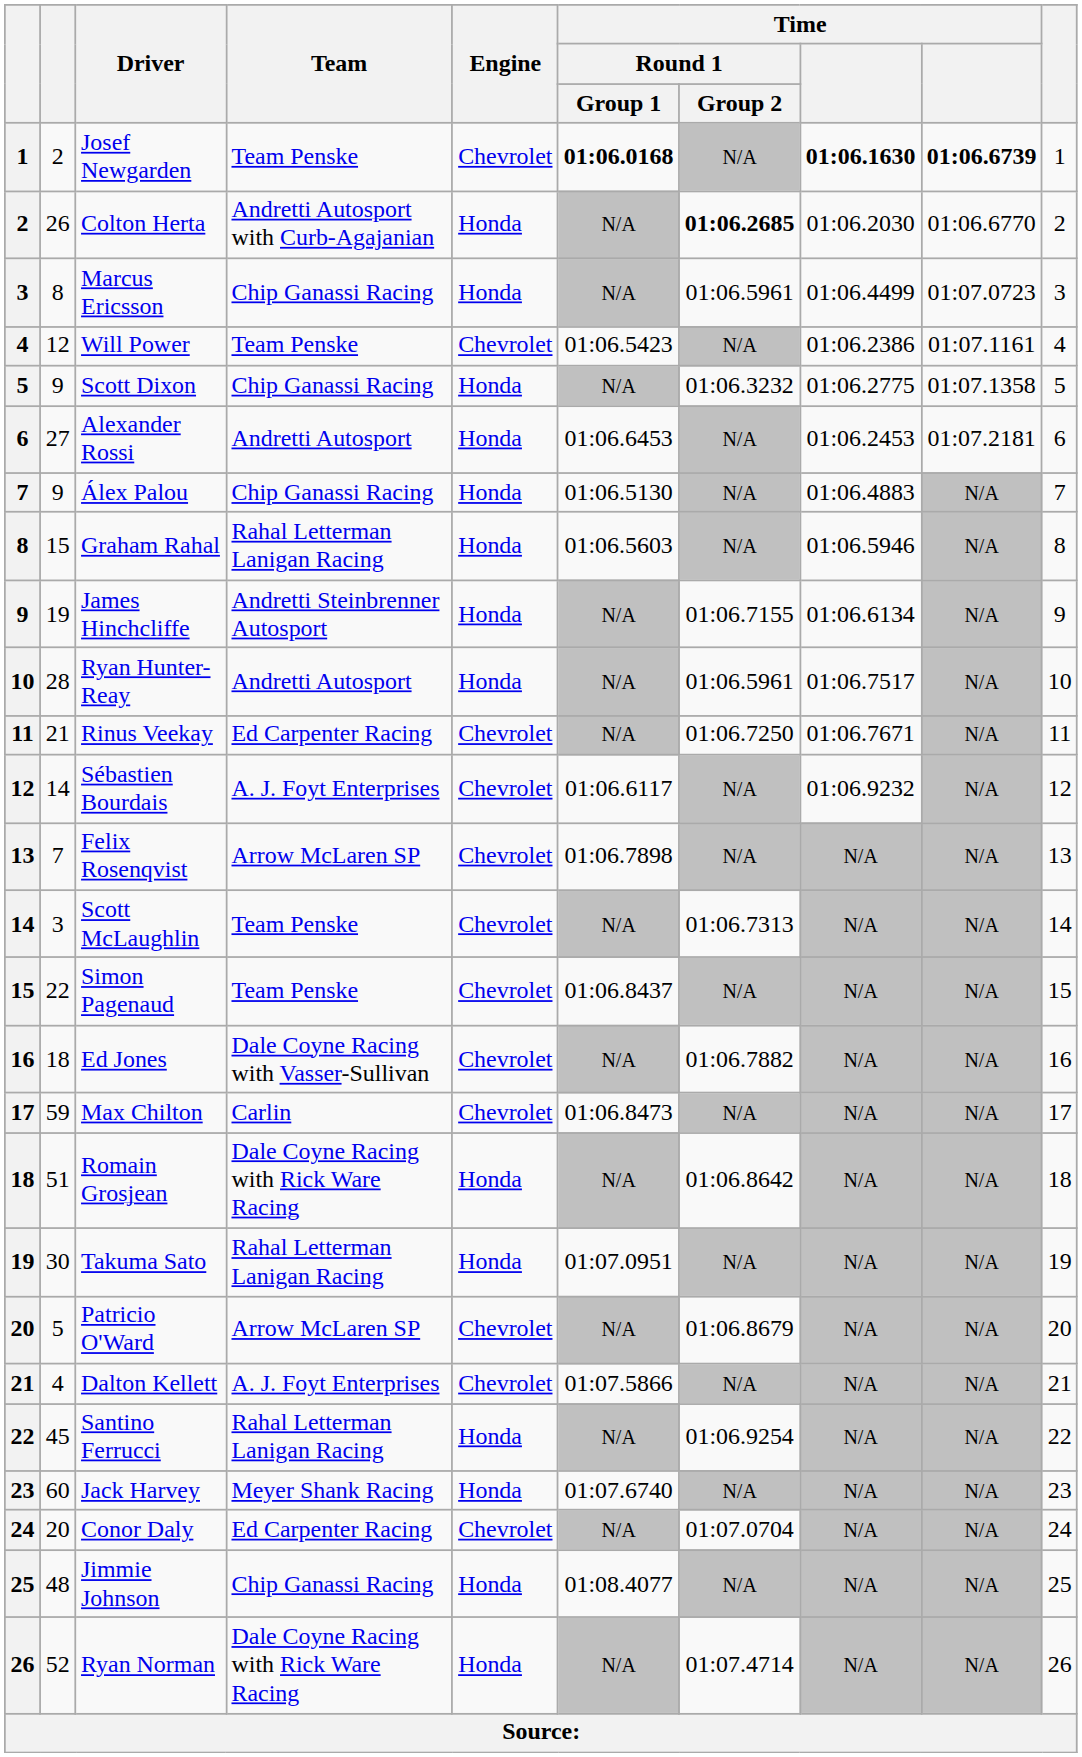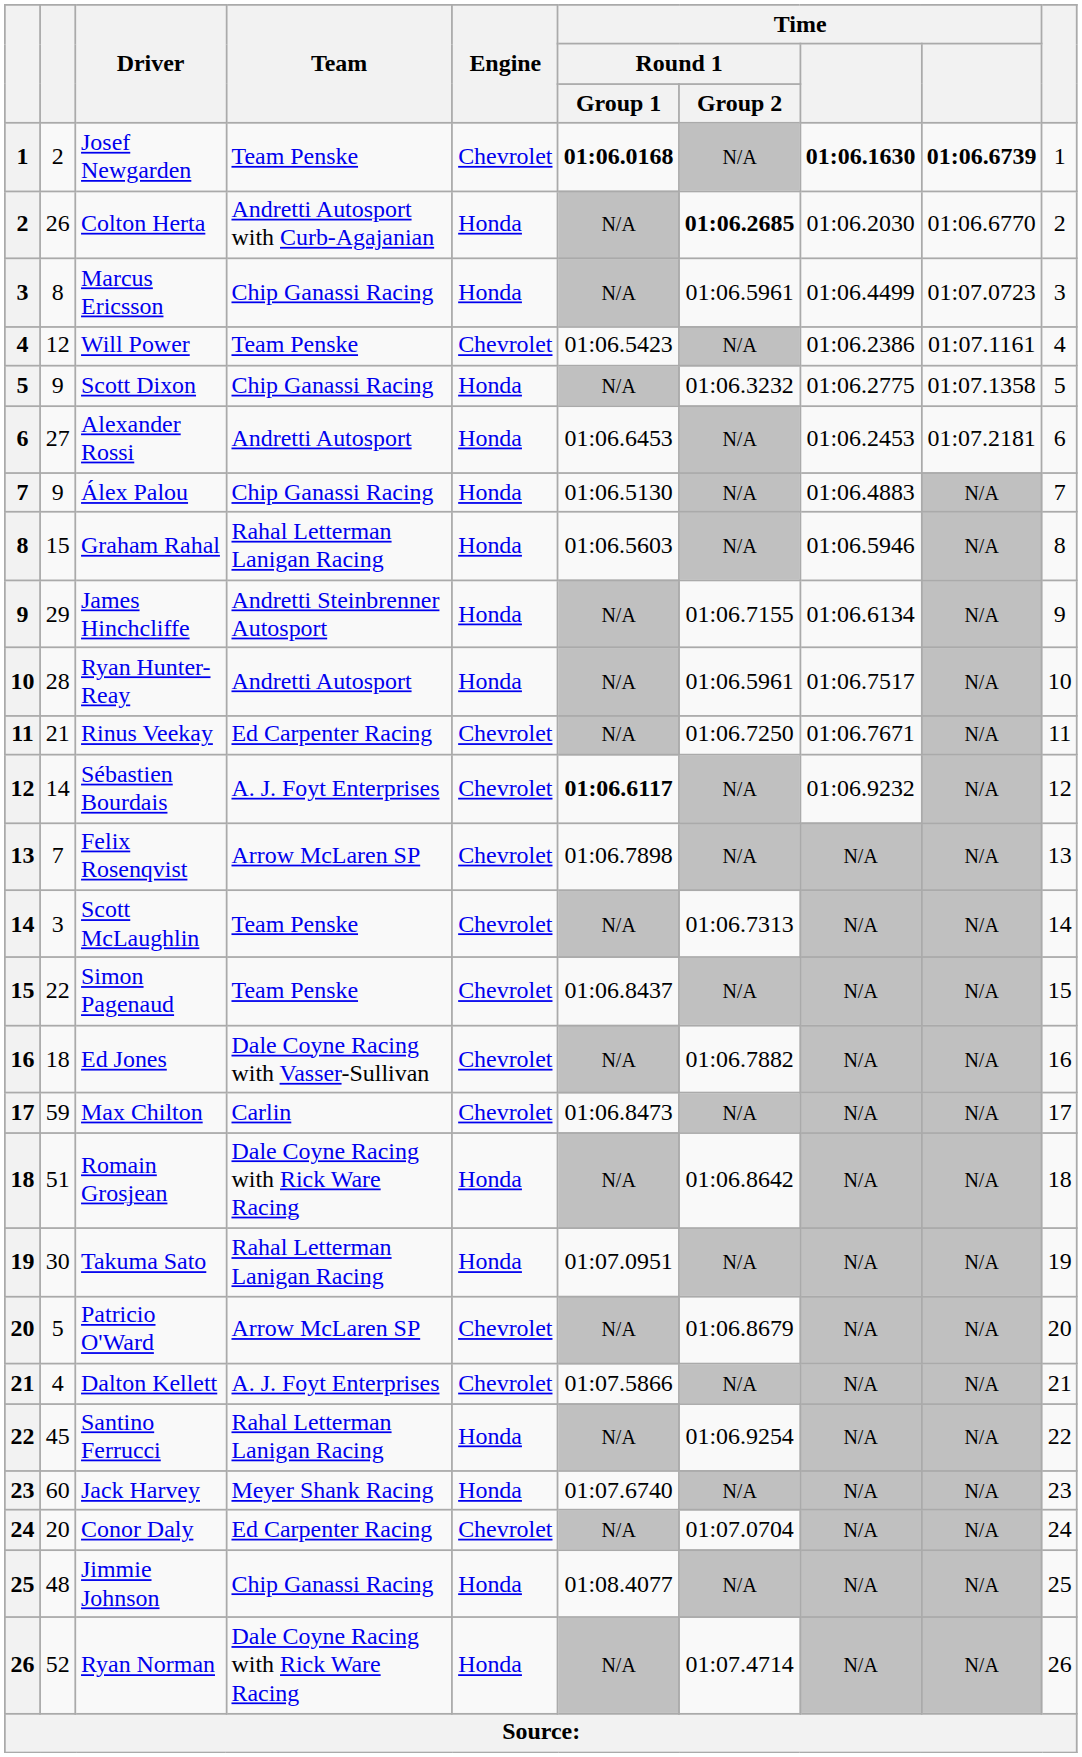(58, 613) 19 -> (58, 613) 29
(619, 787) normal -> (619, 787) bold
